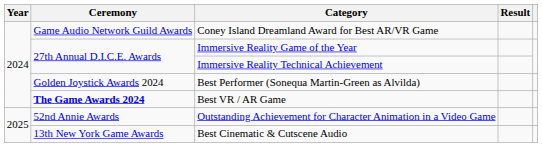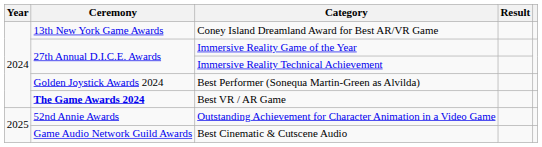(113, 30) Game Audio Network Guild Awards -> (99, 30) 13th New York Game Awards
(99, 133) 13th New York Game Awards -> (113, 133) Game Audio Network Guild Awards
